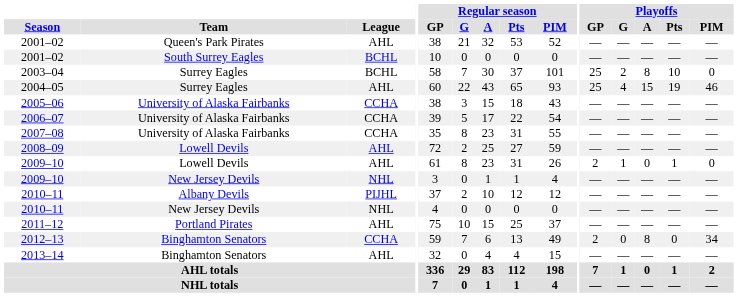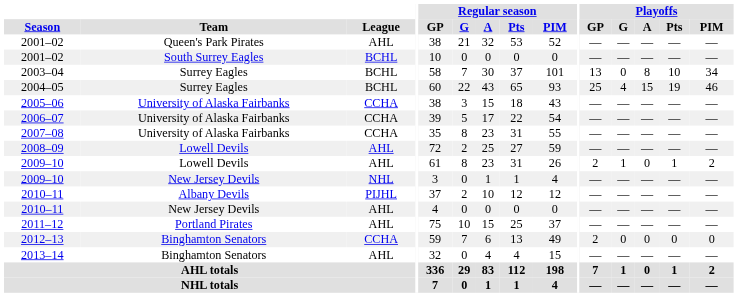(595, 72) 25 -> (595, 72) 13
(623, 72) 2 -> (623, 72) 0
(712, 72) 0 -> (712, 72) 34
(381, 87) AHL -> (381, 87) BCHL
(712, 163) 0 -> (712, 163) 2
(381, 209) NHL -> (381, 209) AHL
(647, 239) 8 -> (647, 239) 0
(712, 239) 34 -> (712, 239) 0
